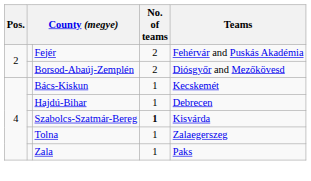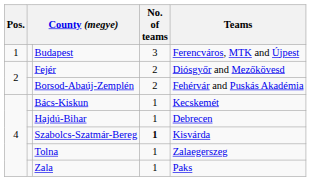+ row: (54, 53)
(238, 53) Fehérvár and Puskás Akadémia -> (229, 69) Diósgyőr and Mezőkövesd
(229, 69) Diósgyőr and Mezőkövesd -> (238, 86) Fehérvár and Puskás Akadémia
